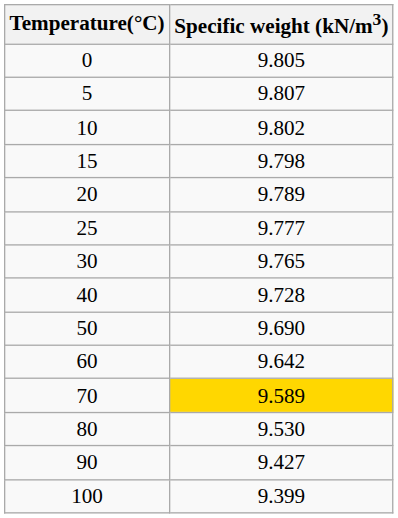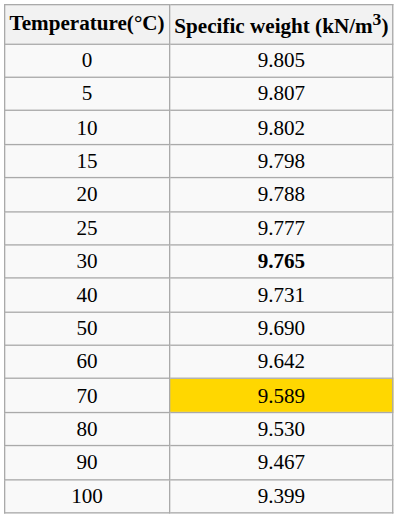(281, 194) 9.789 -> (281, 194) 9.788
(281, 261) normal -> (281, 261) bold
(281, 294) 9.728 -> (281, 294) 9.731
(281, 462) 9.427 -> (281, 462) 9.467
